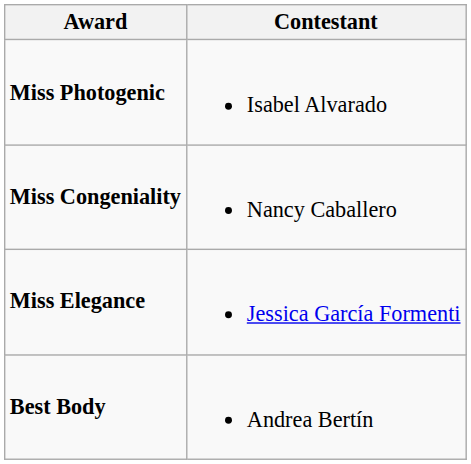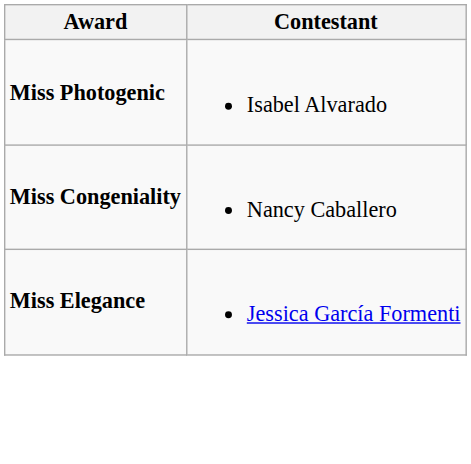- row: (58, 406)
